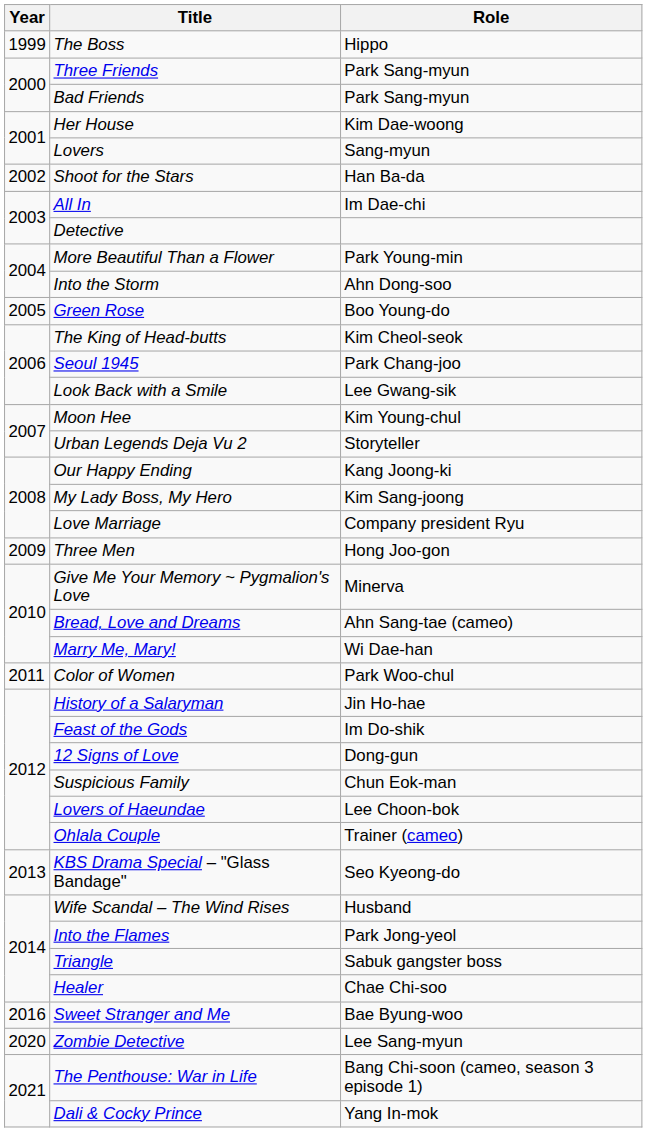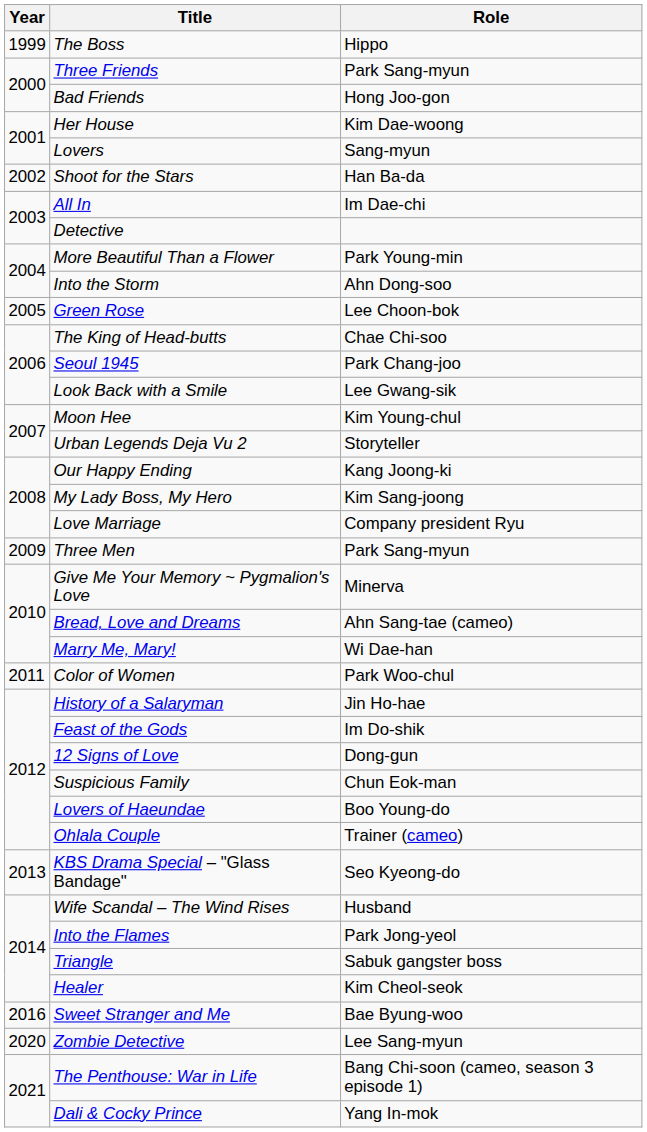(407, 97) Park Sang-myun -> (397, 97) Hong Joo-gon
(397, 310) Boo Young-do -> (402, 310) Lee Choon-bok
(403, 337) Kim Cheol-seok -> (396, 337) Chae Chi-soo
(397, 550) Hong Joo-gon -> (407, 550) Park Sang-myun
(402, 809) Lee Choon-bok -> (397, 809) Boo Young-do
(396, 988) Chae Chi-soo -> (403, 988) Kim Cheol-seok
